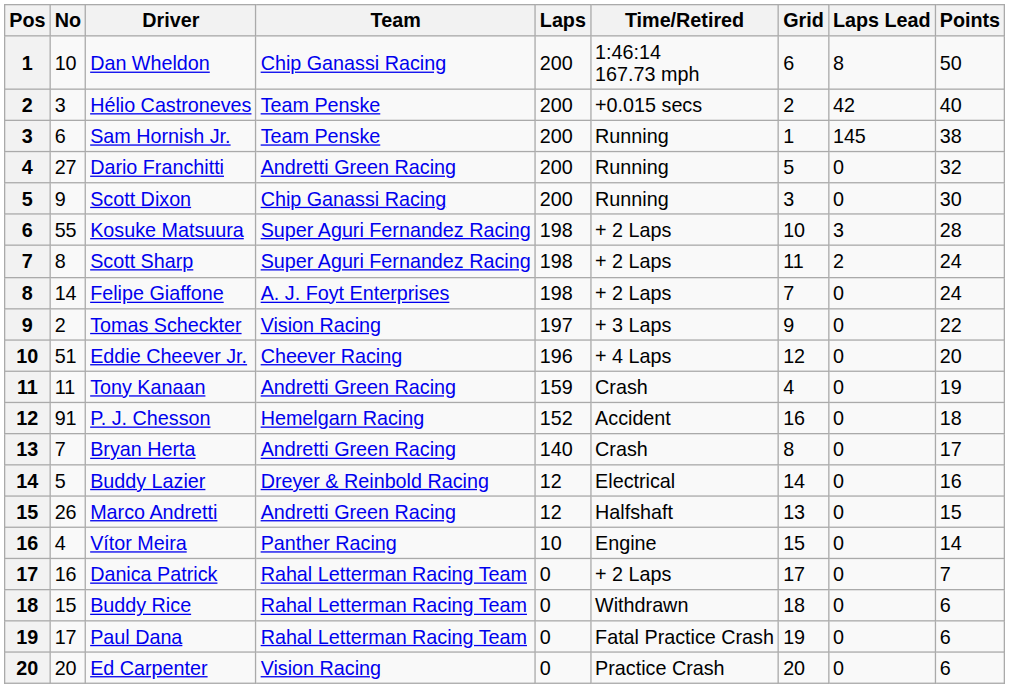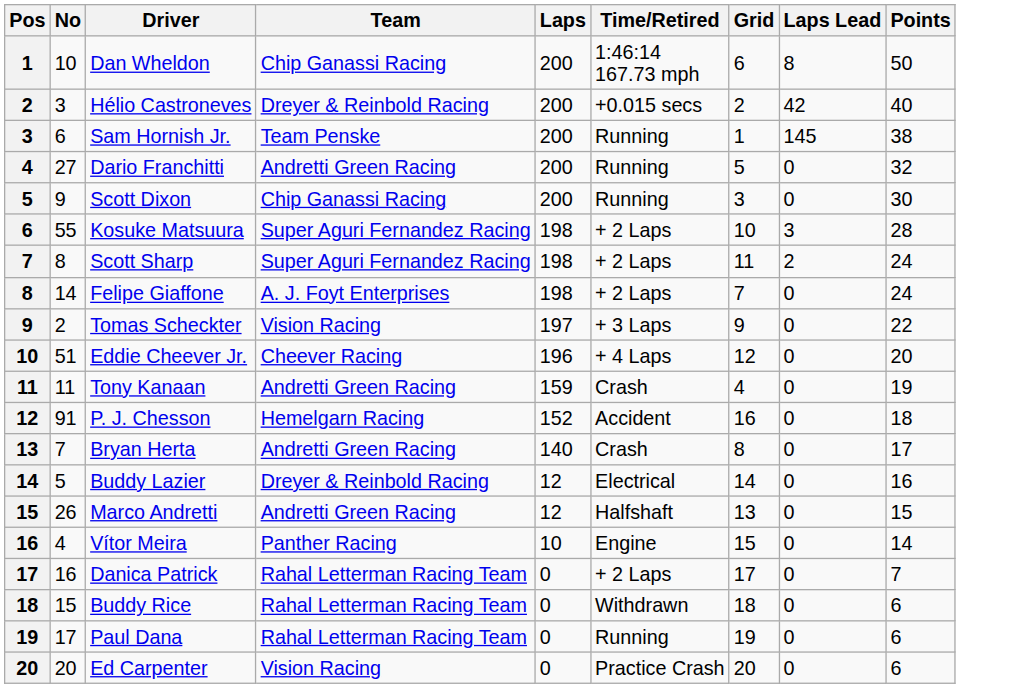(320, 105) Team Penske -> (375, 105) Dreyer & Reinbold Racing
(685, 637) Fatal Practice Crash -> (632, 637) Running
